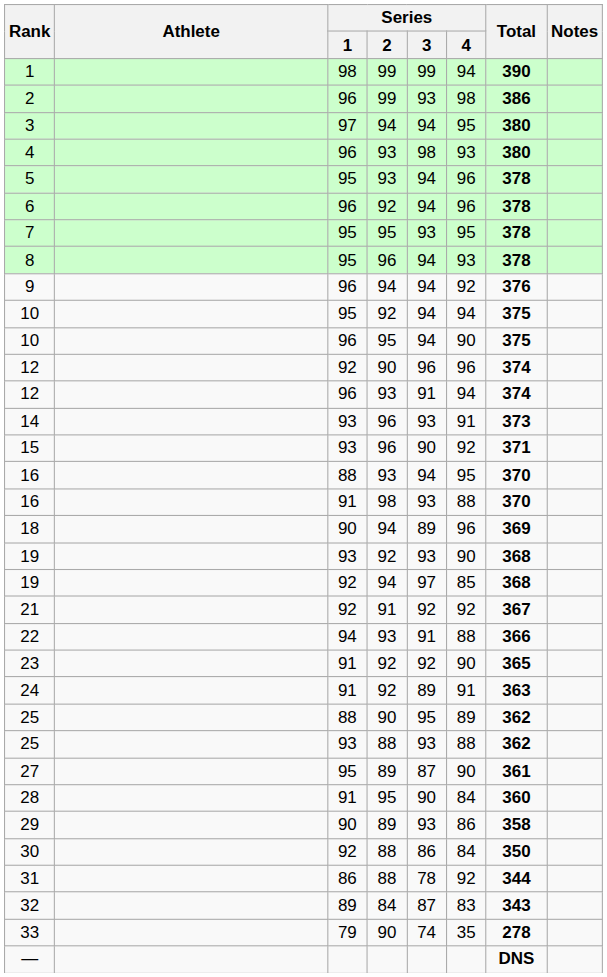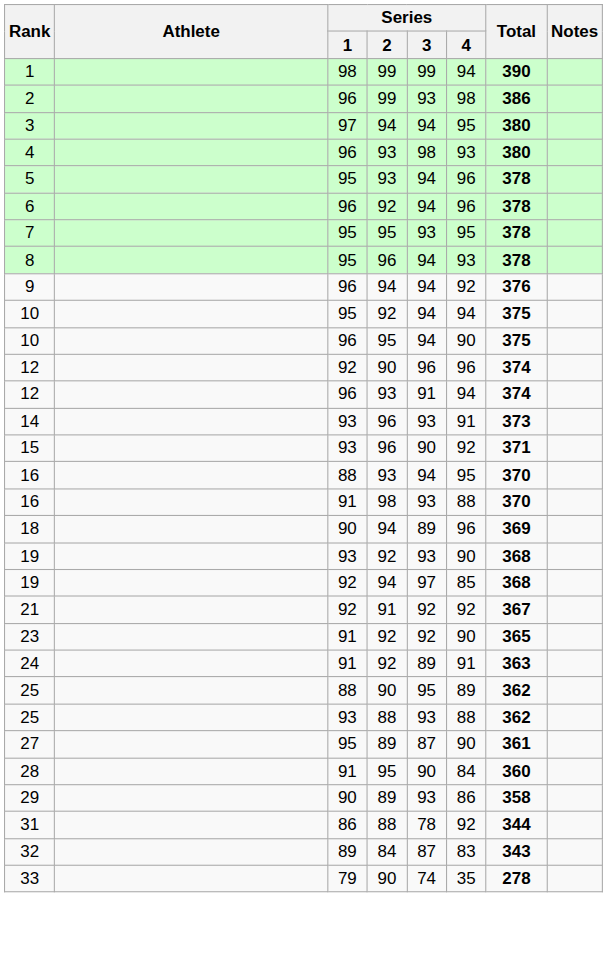- row: (30, 636)
- row: (30, 851)
- row: (30, 959)
